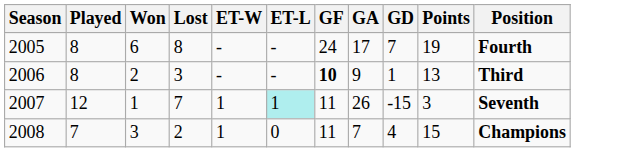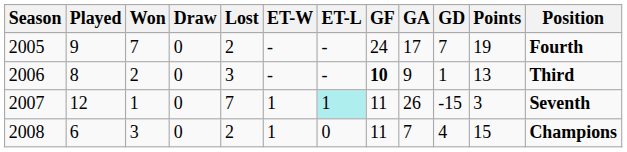+ column: (195, 18)
(74, 47) 8 -> (74, 47) 9
(134, 47) 6 -> (134, 47) 7
(178, 47) 8 -> (229, 47) 2
(74, 132) 7 -> (74, 132) 6
